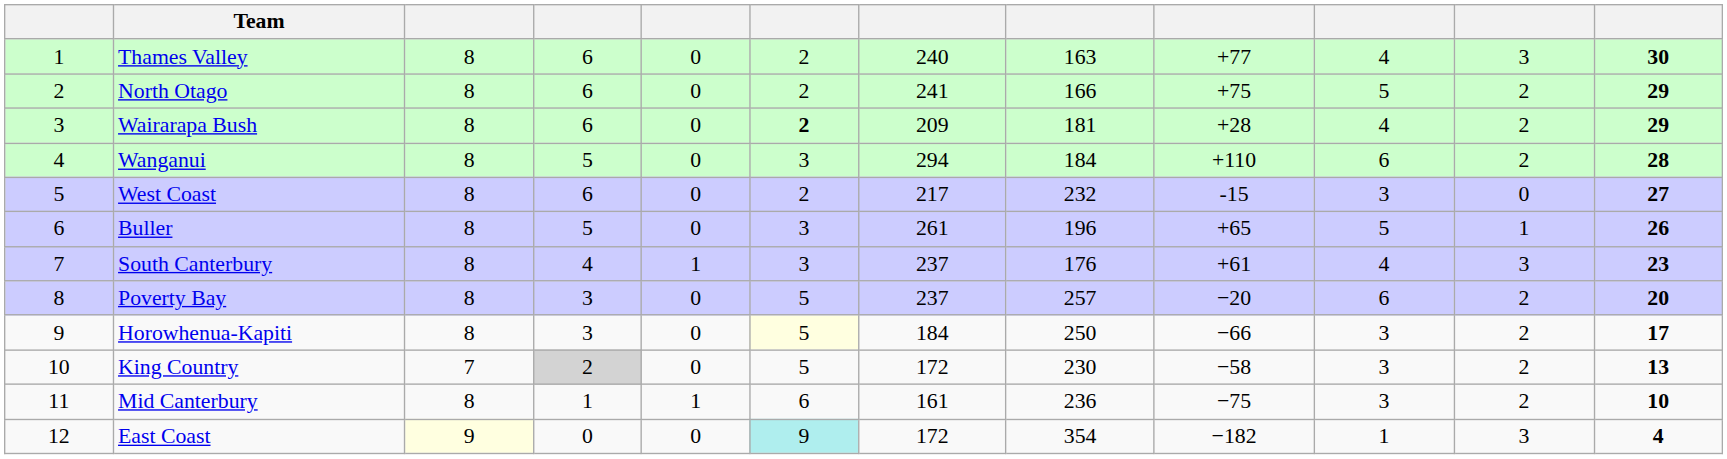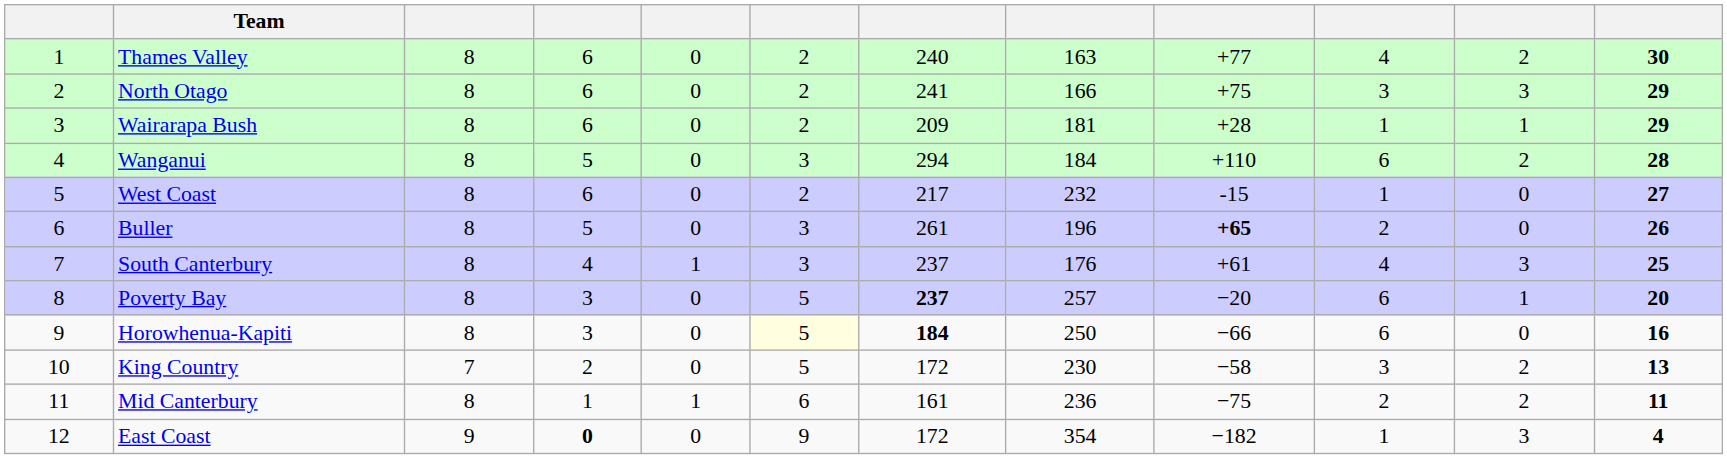(1524, 56) 3 -> (1524, 56) 2
(1384, 90) 5 -> (1384, 90) 3
(1524, 90) 2 -> (1524, 90) 3
(804, 125) bold -> (804, 125) normal
(1384, 125) 4 -> (1384, 125) 1
(1524, 125) 2 -> (1524, 125) 1
(1384, 194) 3 -> (1384, 194) 1
(1234, 228) normal -> (1234, 228) bold
(1384, 228) 5 -> (1384, 228) 2
(1524, 228) 1 -> (1524, 228) 0
(1658, 263) 23 -> (1658, 263) 25
(932, 297) normal -> (932, 297) bold
(1524, 297) 2 -> (1524, 297) 1
(932, 332) normal -> (932, 332) bold
(1384, 332) 3 -> (1384, 332) 6
(1524, 332) 2 -> (1524, 332) 0
(1658, 332) 17 -> (1658, 332) 16
(587, 366) lightgrey background -> (587, 366) no background
(1384, 401) 3 -> (1384, 401) 2
(1658, 401) 10 -> (1658, 401) 11
(469, 435) lightyellow background -> (469, 435) no background
(587, 435) normal -> (587, 435) bold
(804, 435) paleturquoise background -> (804, 435) no background
